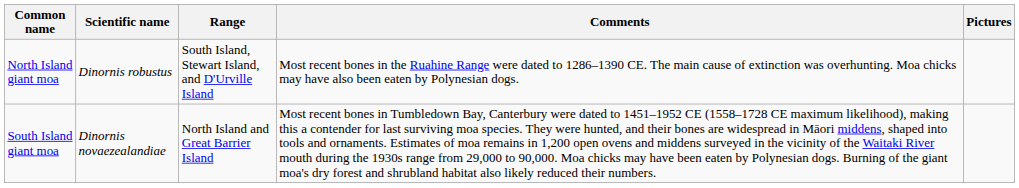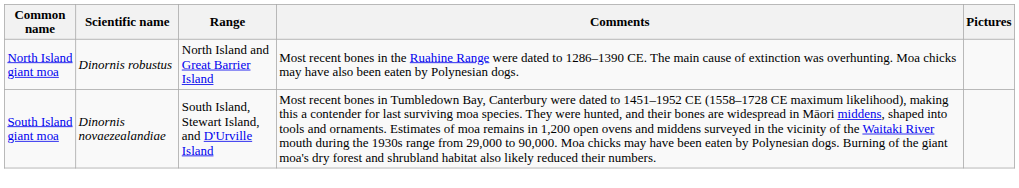(221, 71) South Island, Stewart Island, and D'Urville Island -> (225, 64) North Island and Great Barrier Island
(225, 143) North Island and Great Barrier Island -> (221, 128) South Island, Stewart Island, and D'Urville Island
